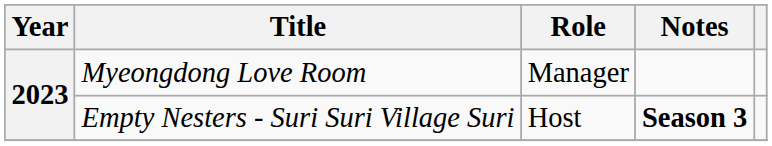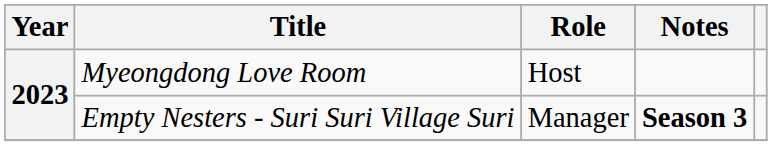(578, 72) Manager -> (555, 72) Host
(555, 117) Host -> (578, 117) Manager
